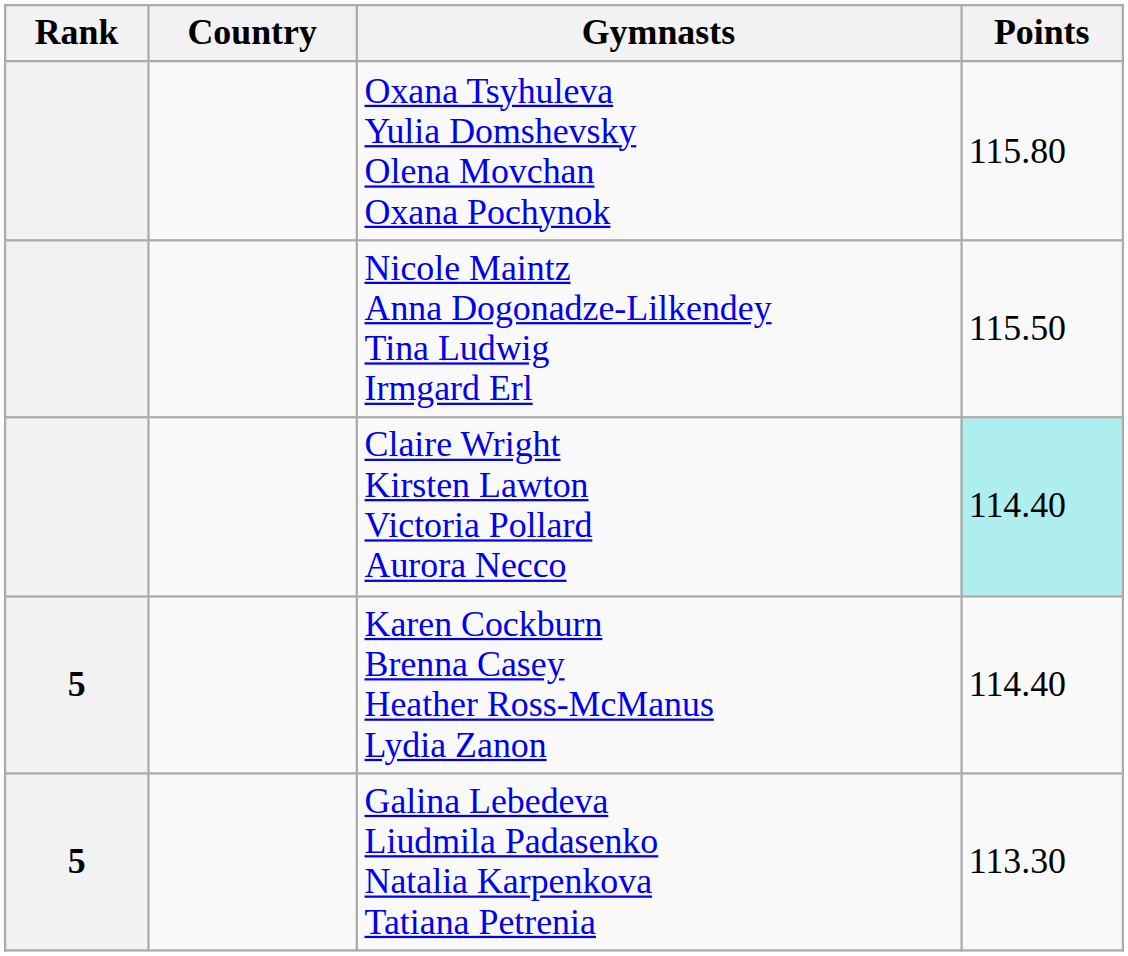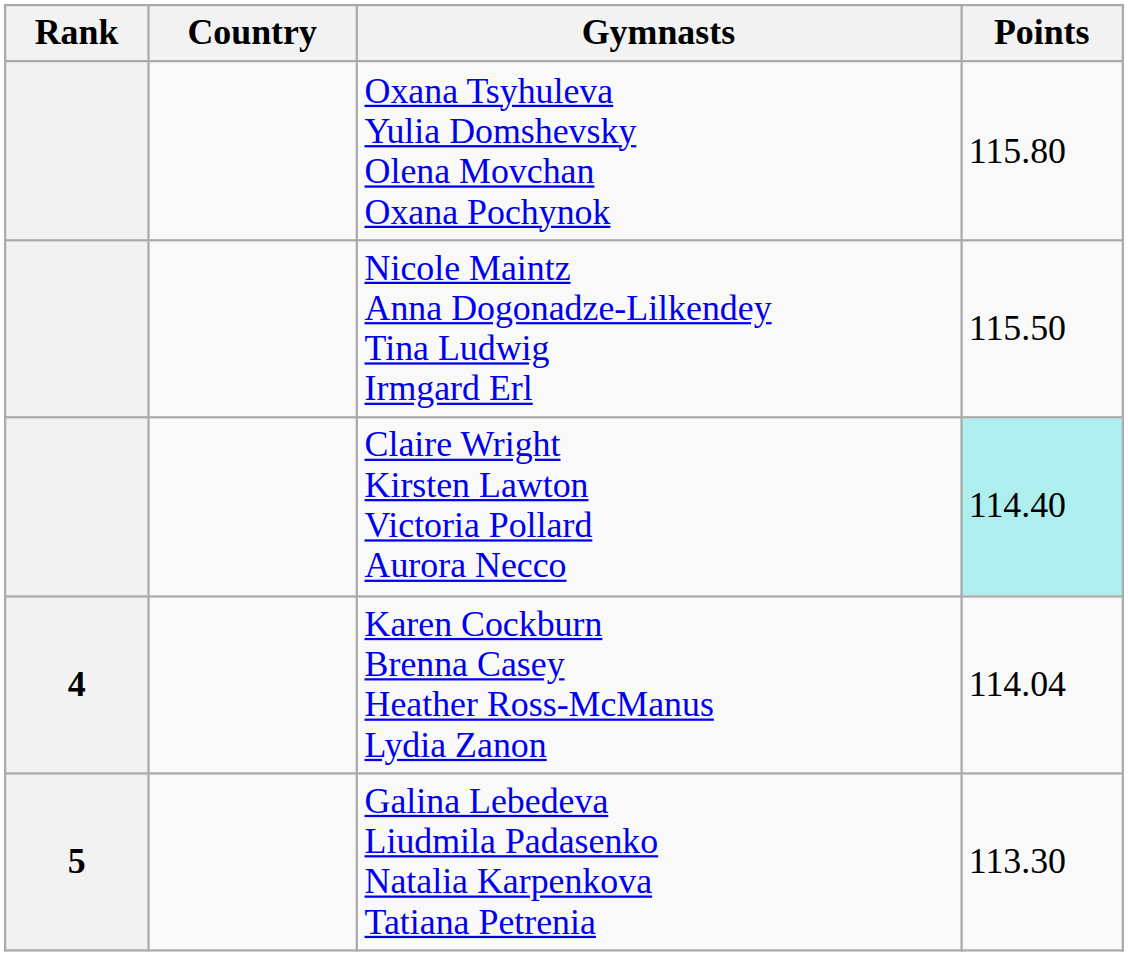(77, 683) 5 -> (77, 683) 4
(1017, 683) 114.40 -> (1017, 683) 114.04
